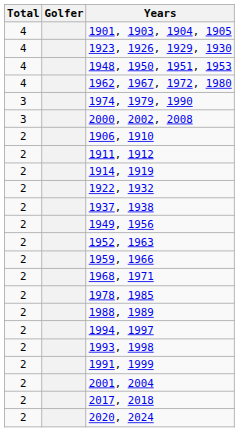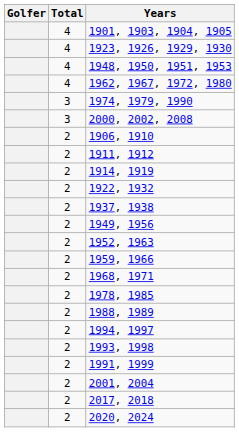columns swapped: (64, 13) <-> (23, 13)
